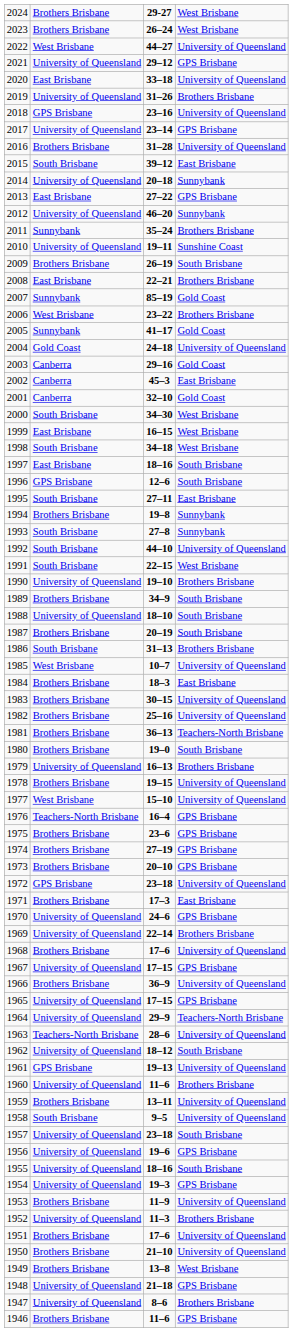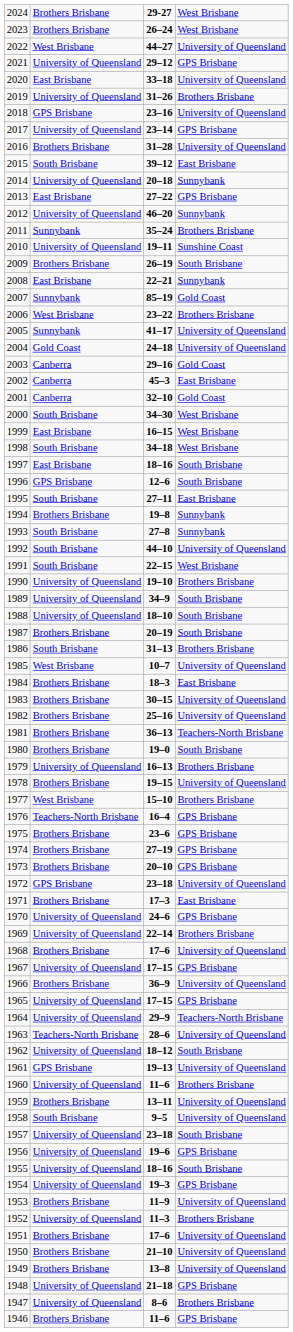(216, 280) Brothers Brisbane -> (201, 280) Sunnybank
(201, 331) Gold Coast -> (232, 331) University of Queensland
(71, 599) Brothers Brisbane -> (87, 599) University of Queensland
(232, 800) University of Queensland -> (216, 800) Brothers Brisbane
(208, 1268) West Brisbane -> (232, 1268) University of Queensland
